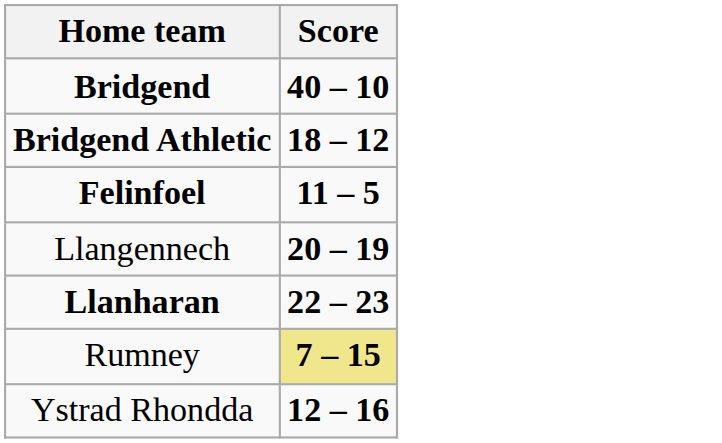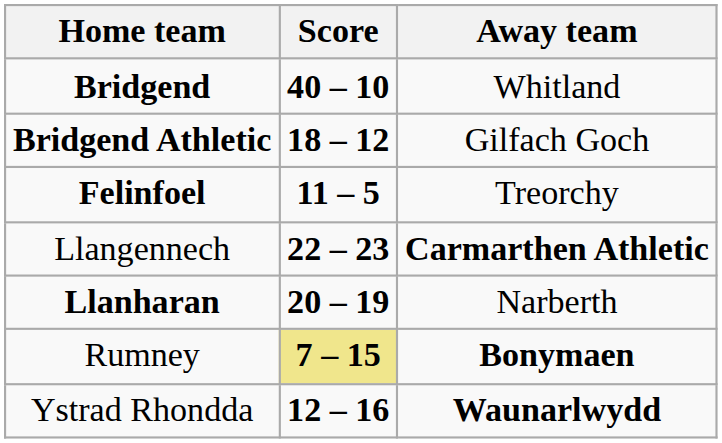+ column: (557, 31)
(338, 247) 20 – 19 -> (338, 247) 22 – 23
(338, 301) 22 – 23 -> (338, 301) 20 – 19
